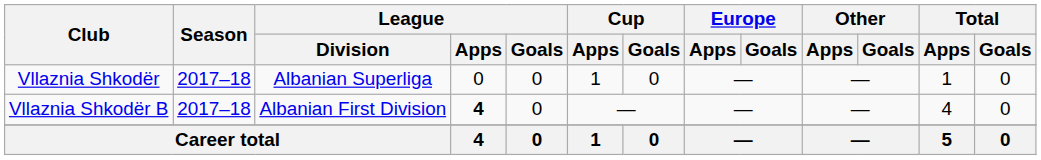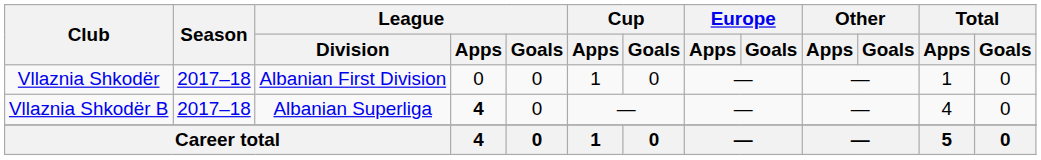(353, 79) Albanian Superliga -> (353, 79) Albanian First Division
(353, 109) Albanian First Division -> (353, 109) Albanian Superliga
